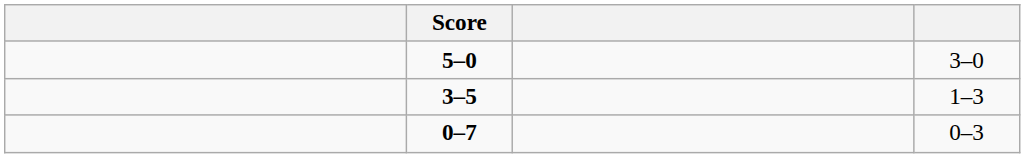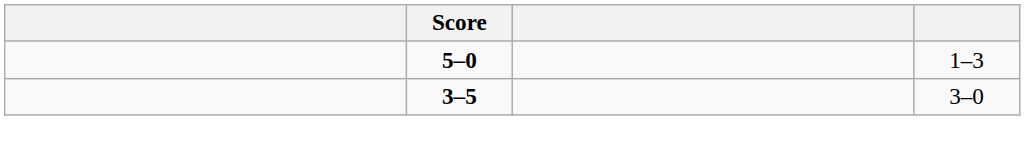(967, 59) 3–0 -> (967, 59) 1–3
(967, 96) 1–3 -> (967, 96) 3–0
- row: (459, 133)
